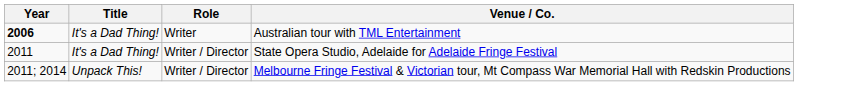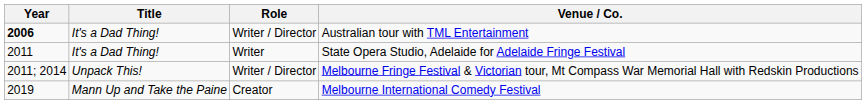(180, 33) Writer -> (274, 33) Writer / Director
(206, 52) Writer / Director -> (248, 52) Writer
+ row: (431, 90)
